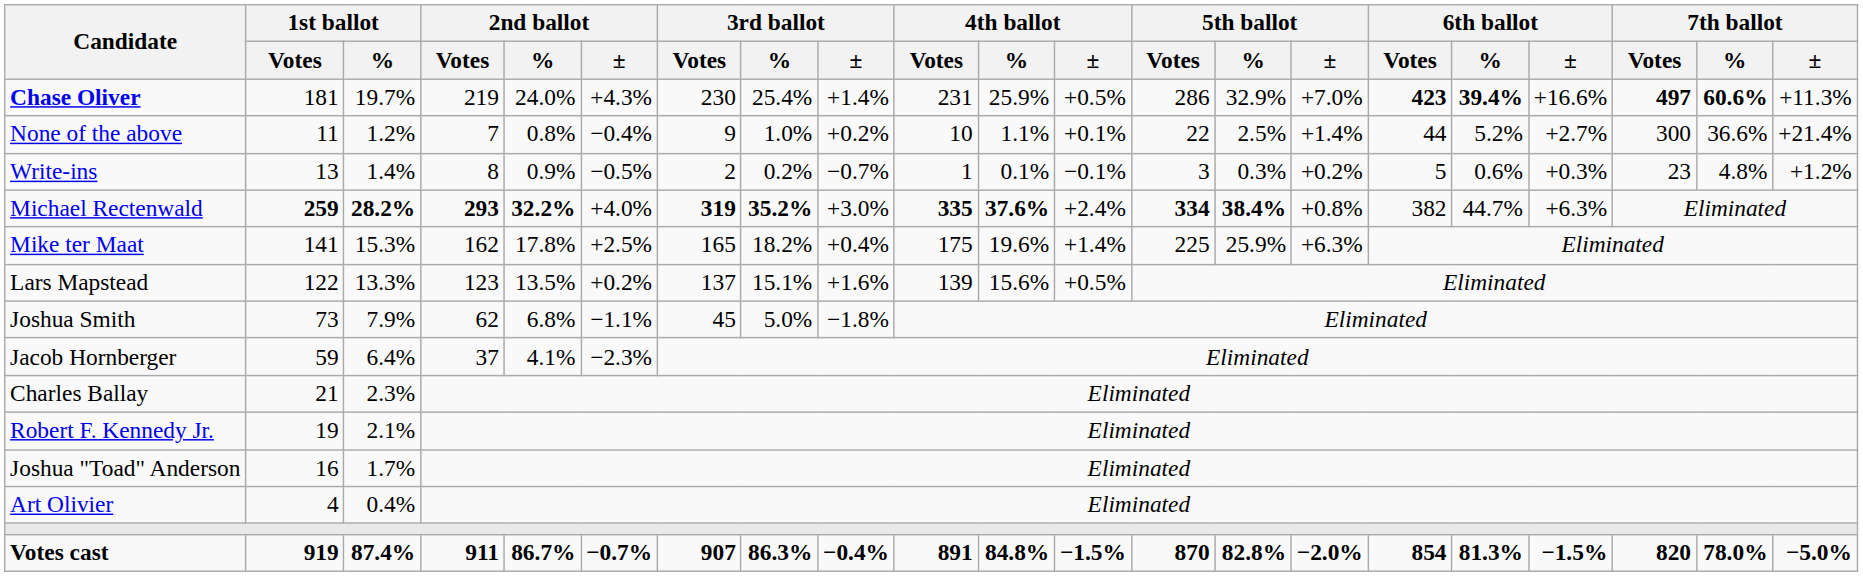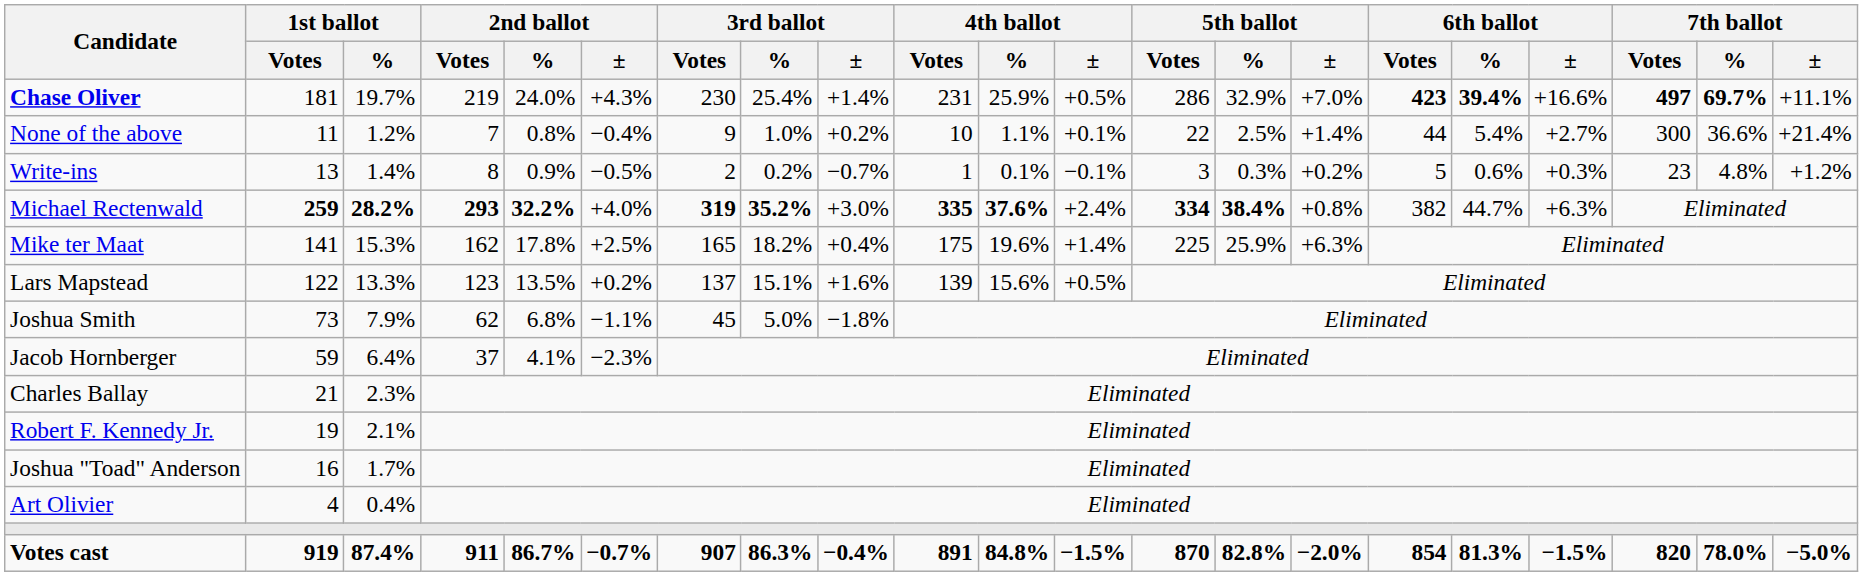(1735, 97) 60.6% -> (1735, 97) 69.7%
(1815, 97) +11.3% -> (1815, 97) +11.1%
(1499, 134) 5.2% -> (1499, 134) 5.4%
